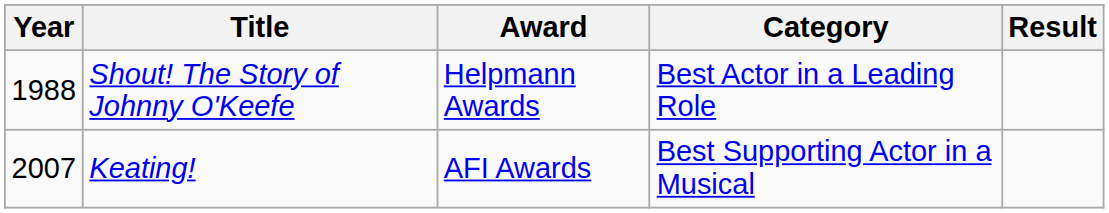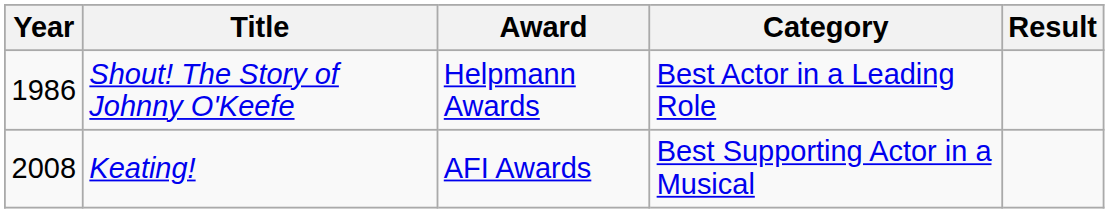(44, 89) 1988 -> (44, 89) 1986
(44, 168) 2007 -> (44, 168) 2008
